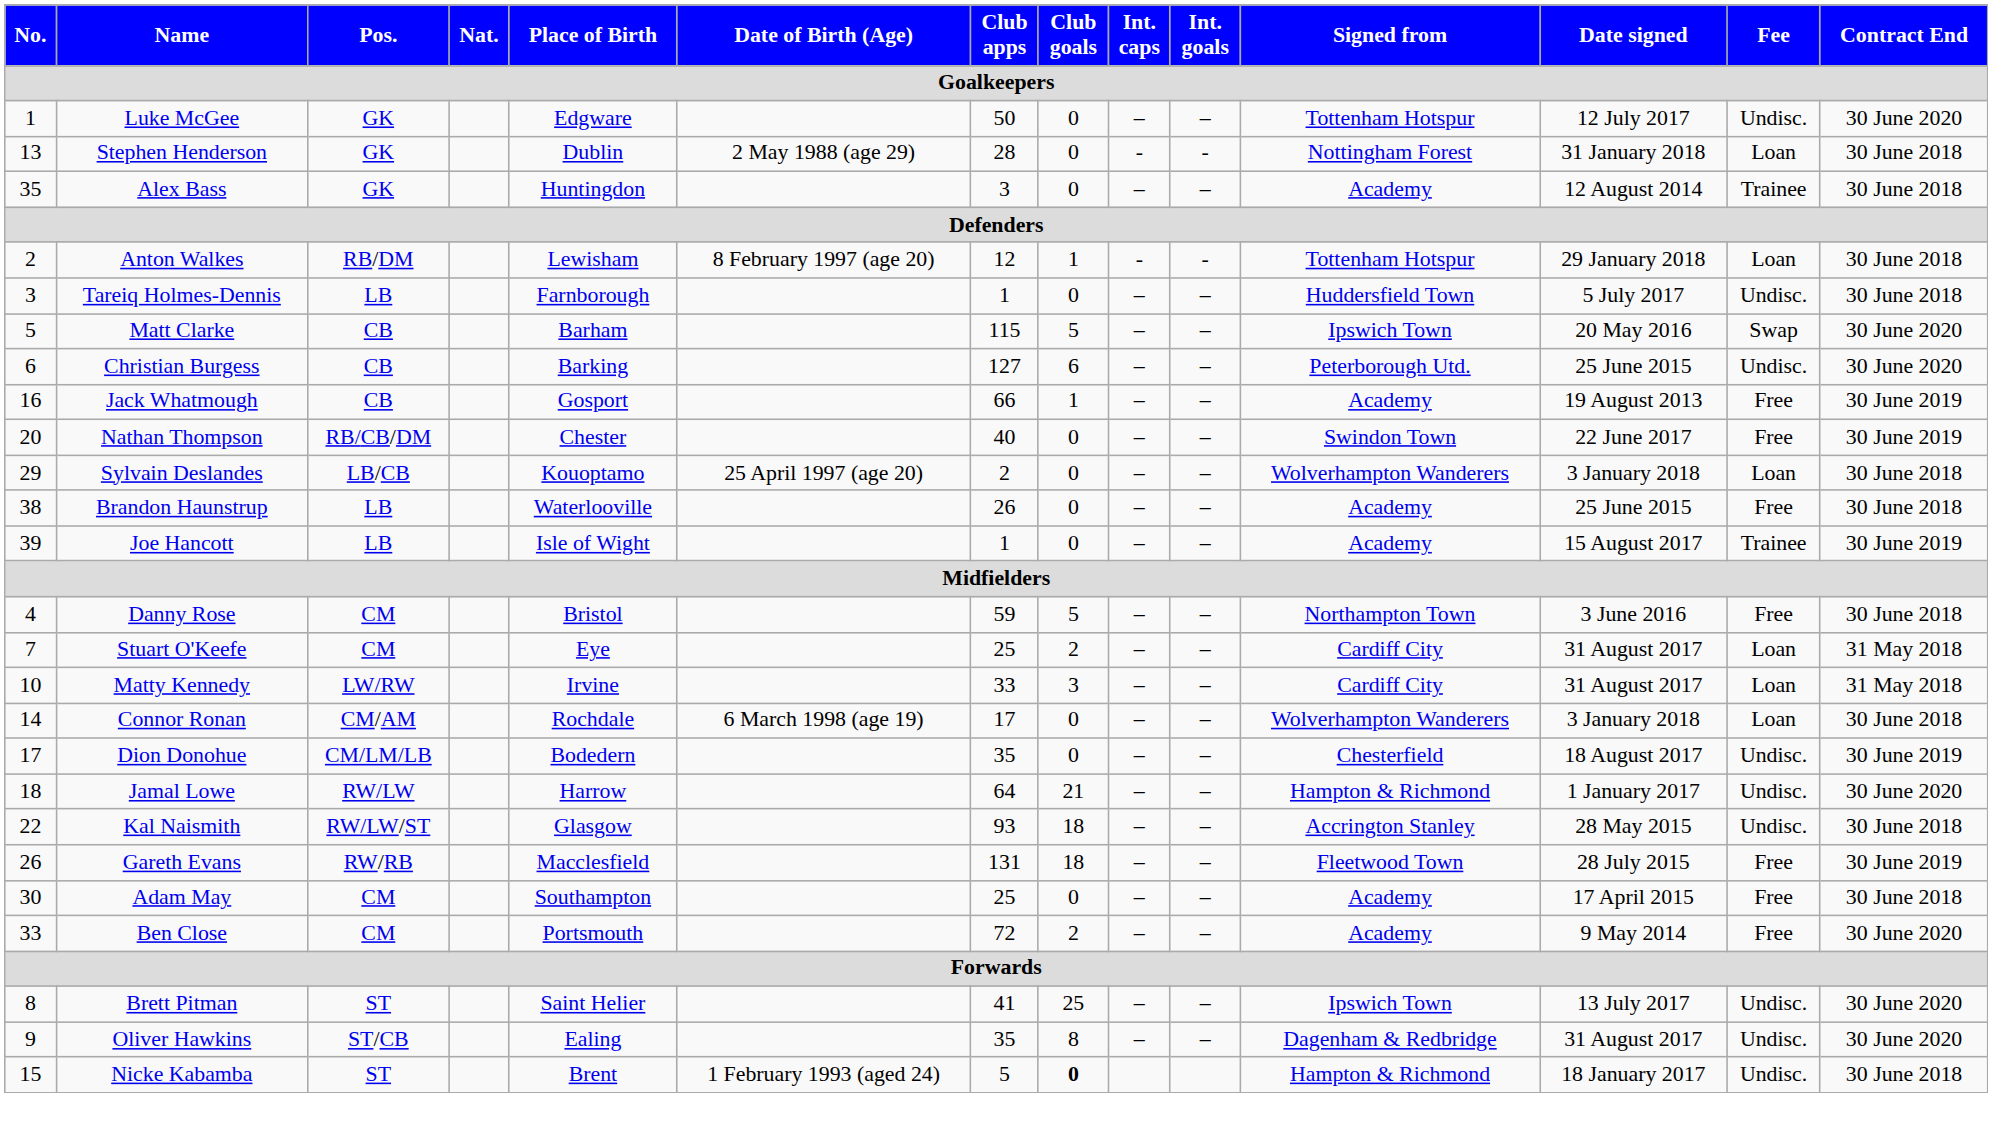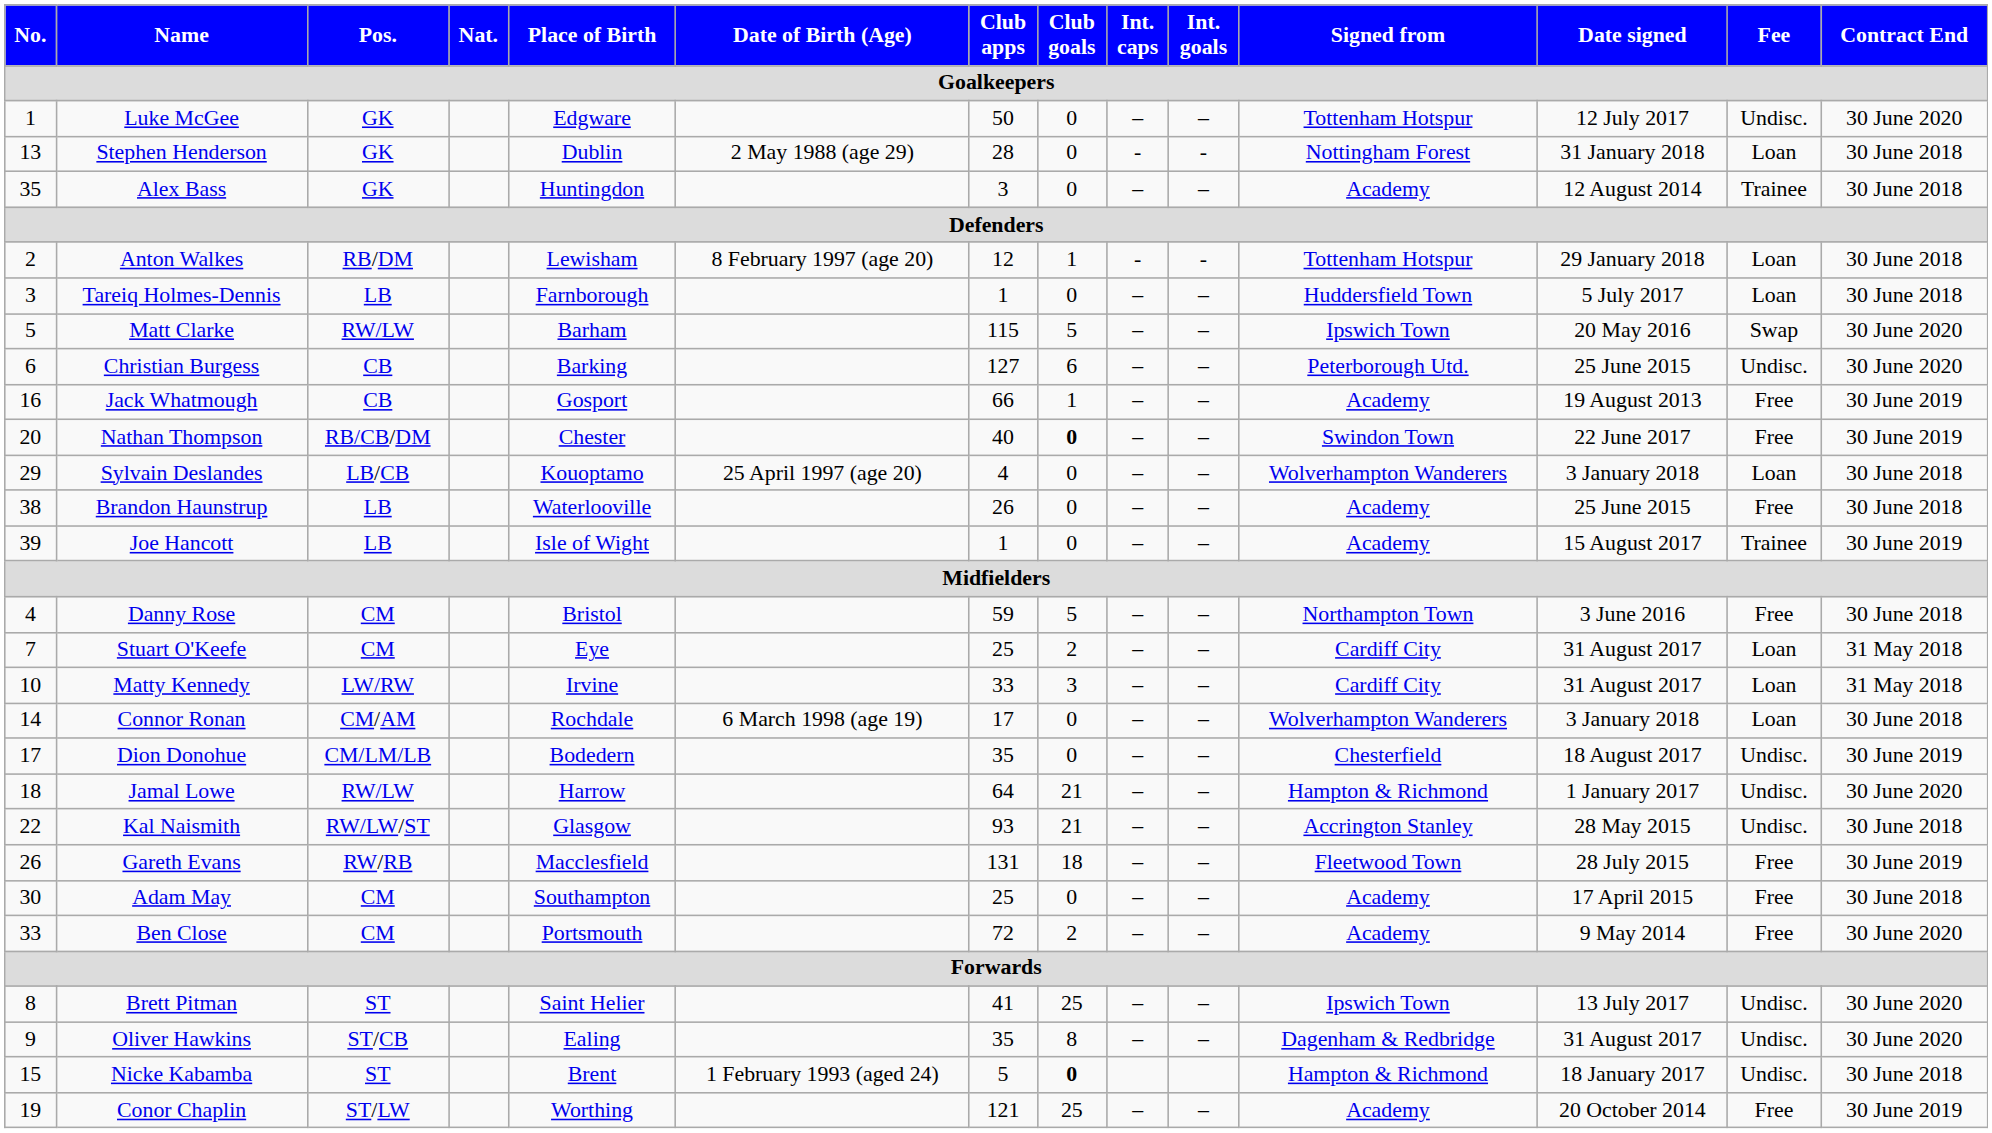(1774, 295) Undisc. -> (1774, 295) Loan
(378, 330) CB -> (378, 330) RW/LW
(1073, 436) normal -> (1072, 436) bold
(1004, 472) 2 -> (1003, 472) 4
(1073, 826) 18 -> (1072, 826) 21
+ row: (182, 1109)
